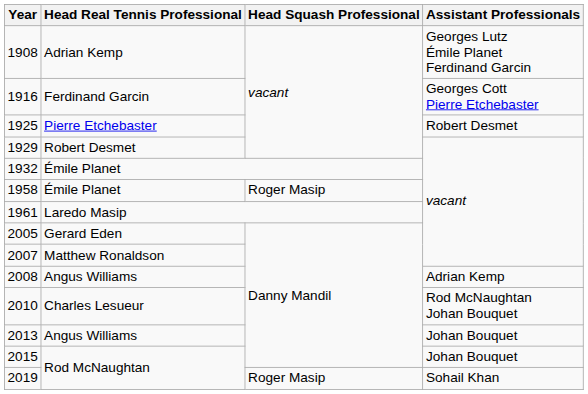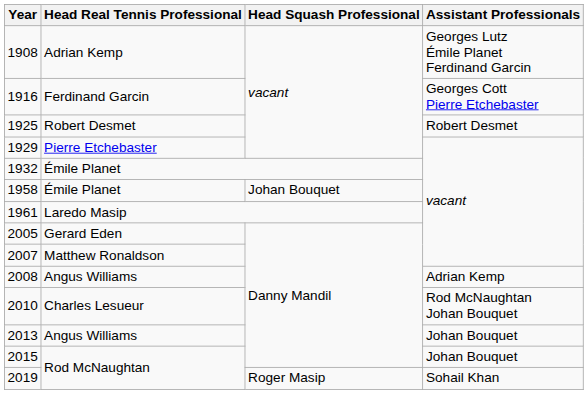(100, 125) Pierre Etchebaster -> (90, 125) Robert Desmet
(90, 147) Robert Desmet -> (100, 147) Pierre Etchebaster
(287, 190) Roger Masip -> (294, 190) Johan Bouquet
